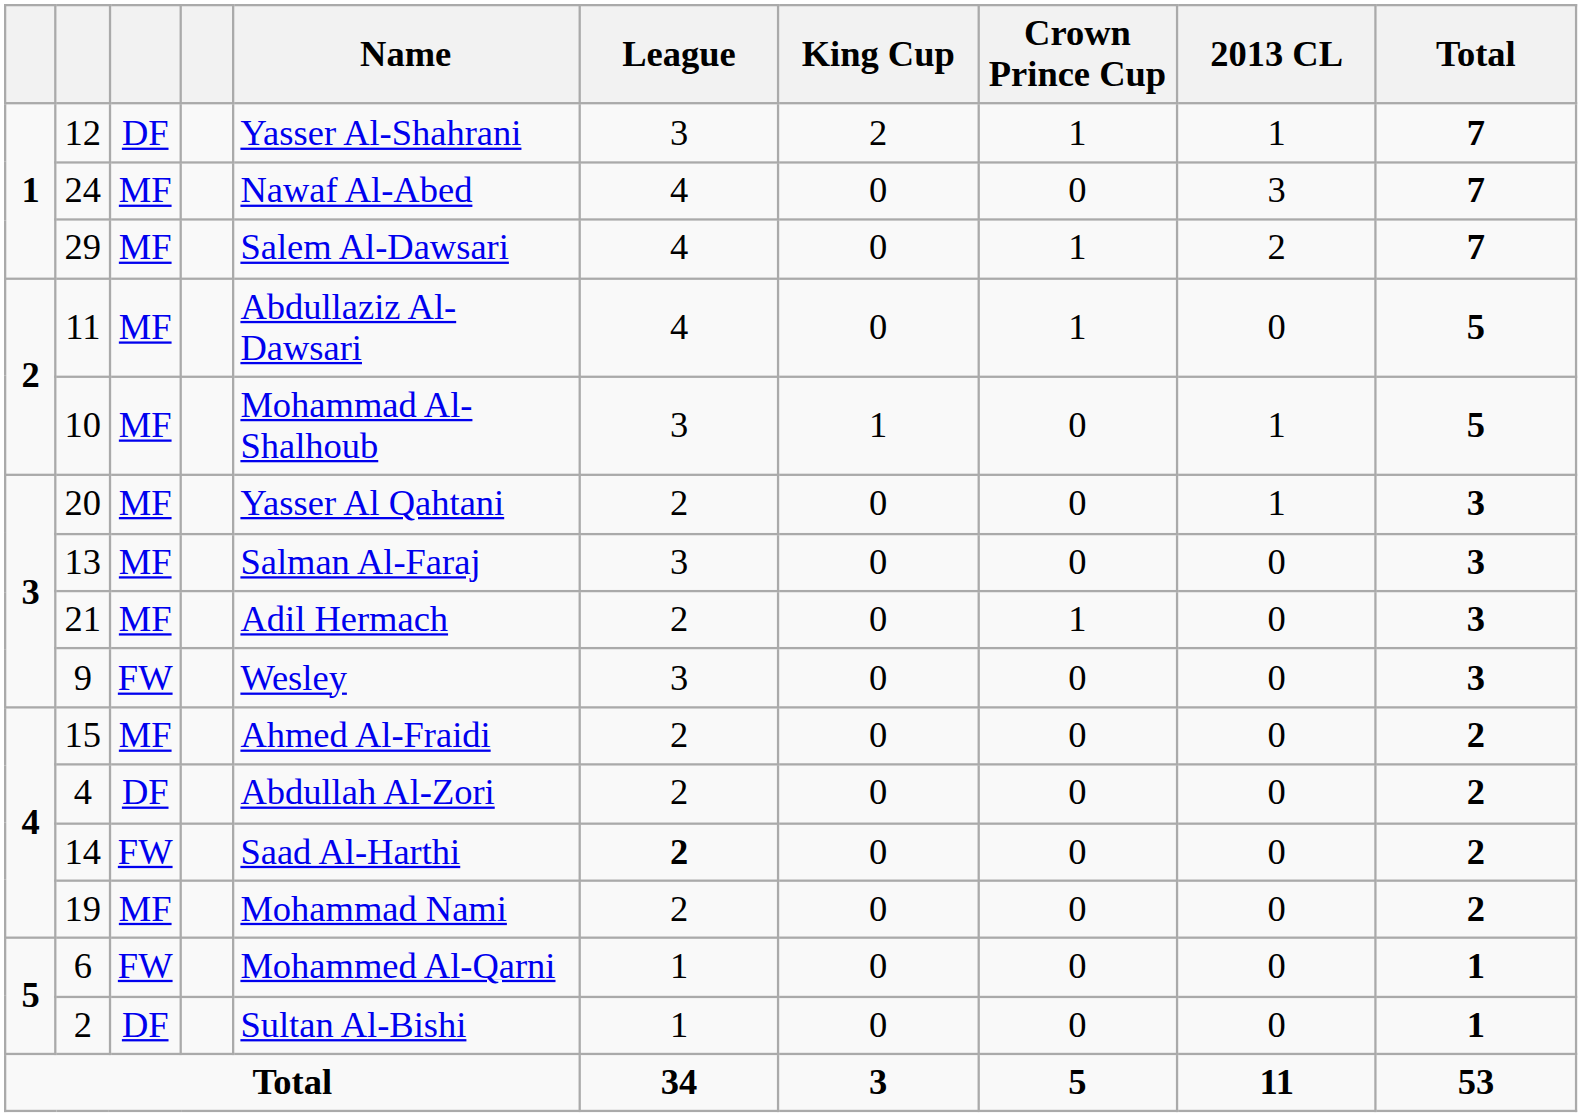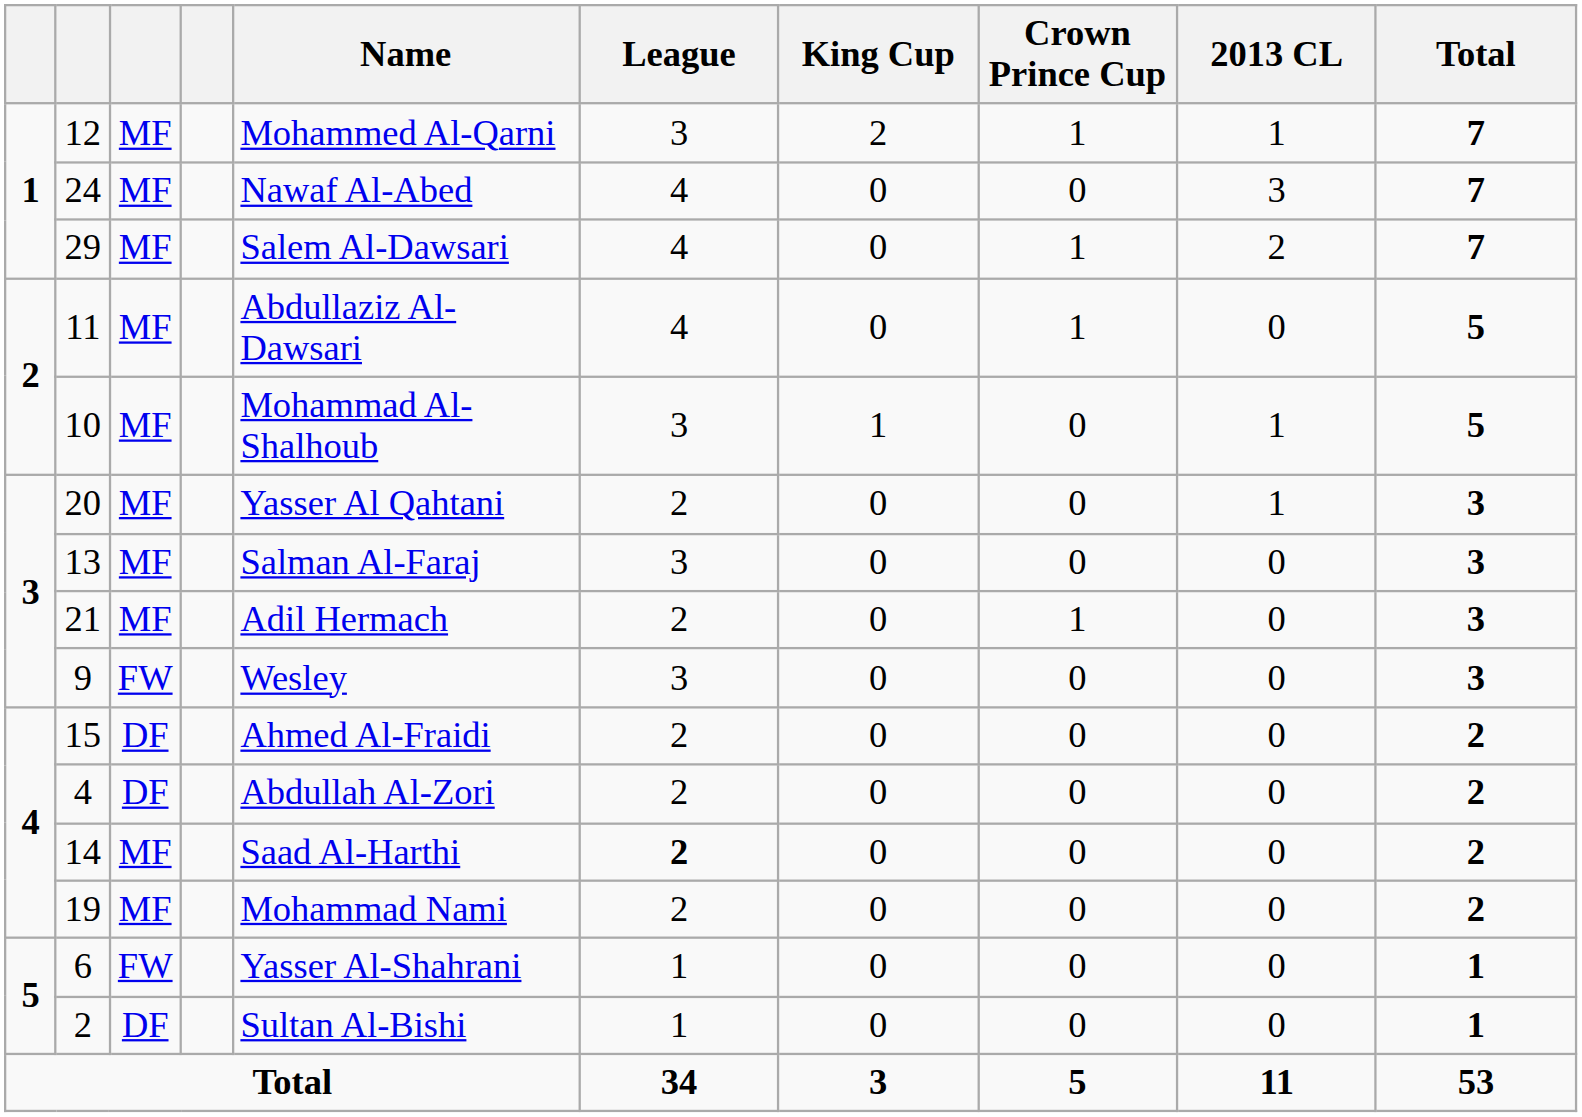(145, 132) DF -> (145, 132) MF
(381, 132) Yasser Al-Shahrani -> (398, 132) Mohammed Al-Qarni
(145, 735) MF -> (145, 735) DF
(145, 850) FW -> (145, 850) MF
(398, 966) Mohammed Al-Qarni -> (381, 966) Yasser Al-Shahrani
